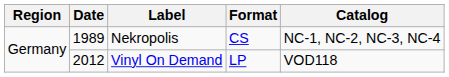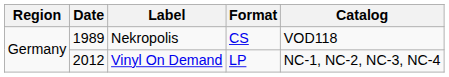(362, 38) NC-1, NC-2, NC-3, NC-4 -> (311, 38) VOD118
(311, 60) VOD118 -> (362, 60) NC-1, NC-2, NC-3, NC-4
